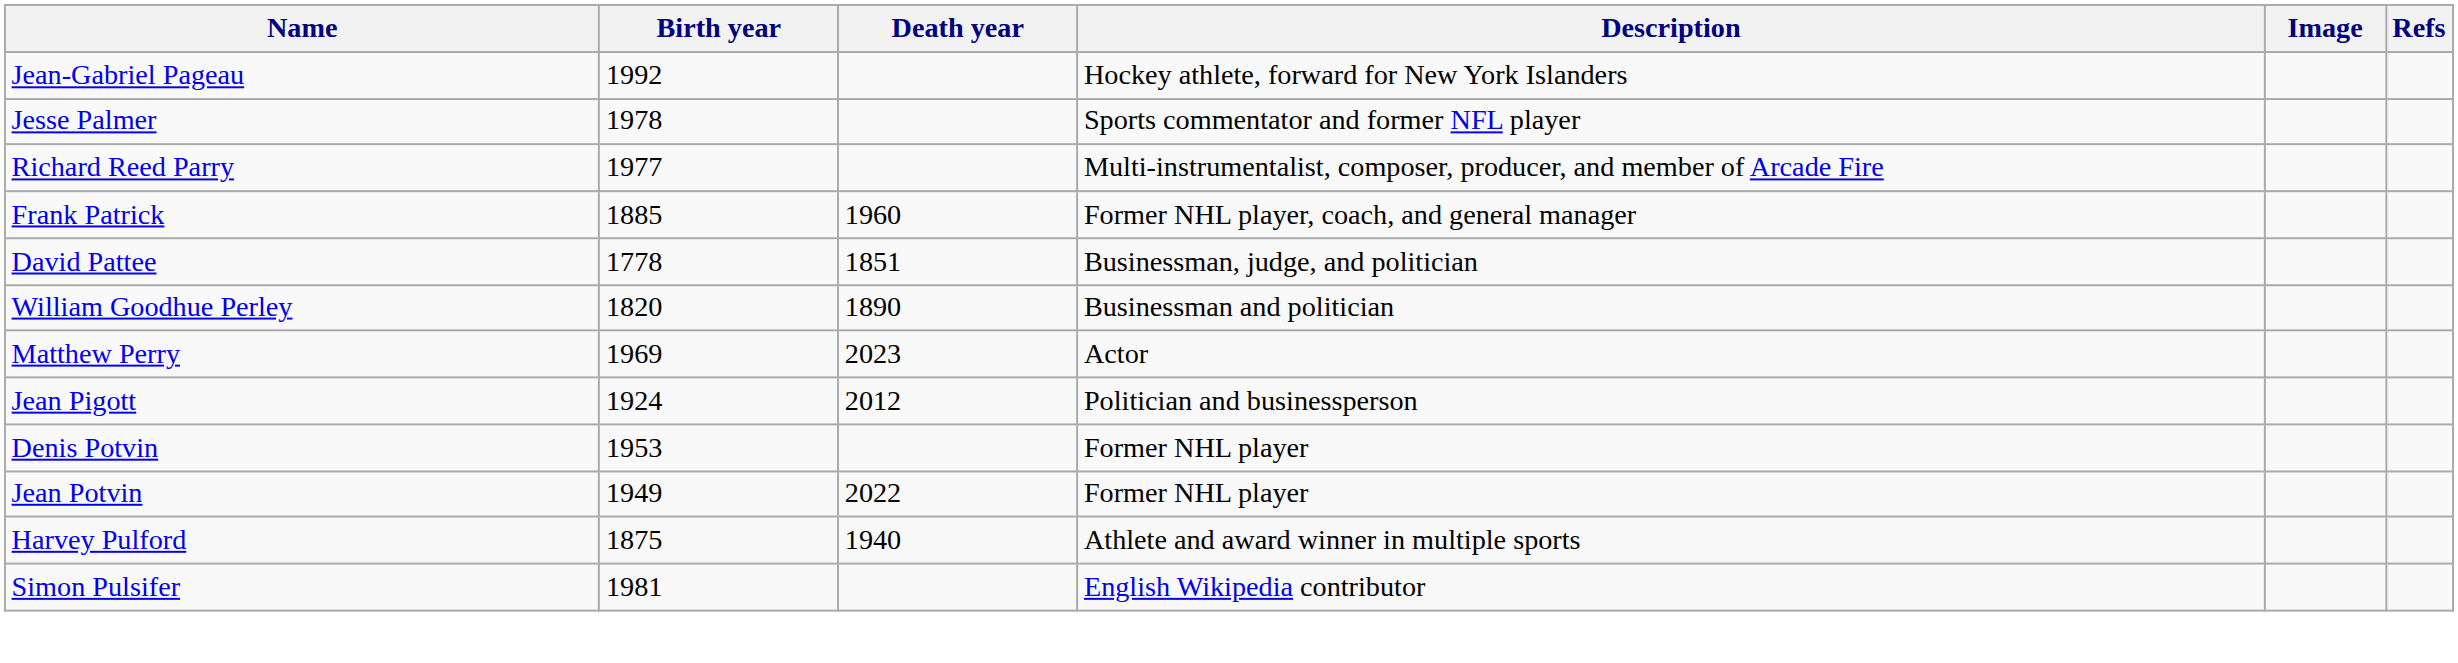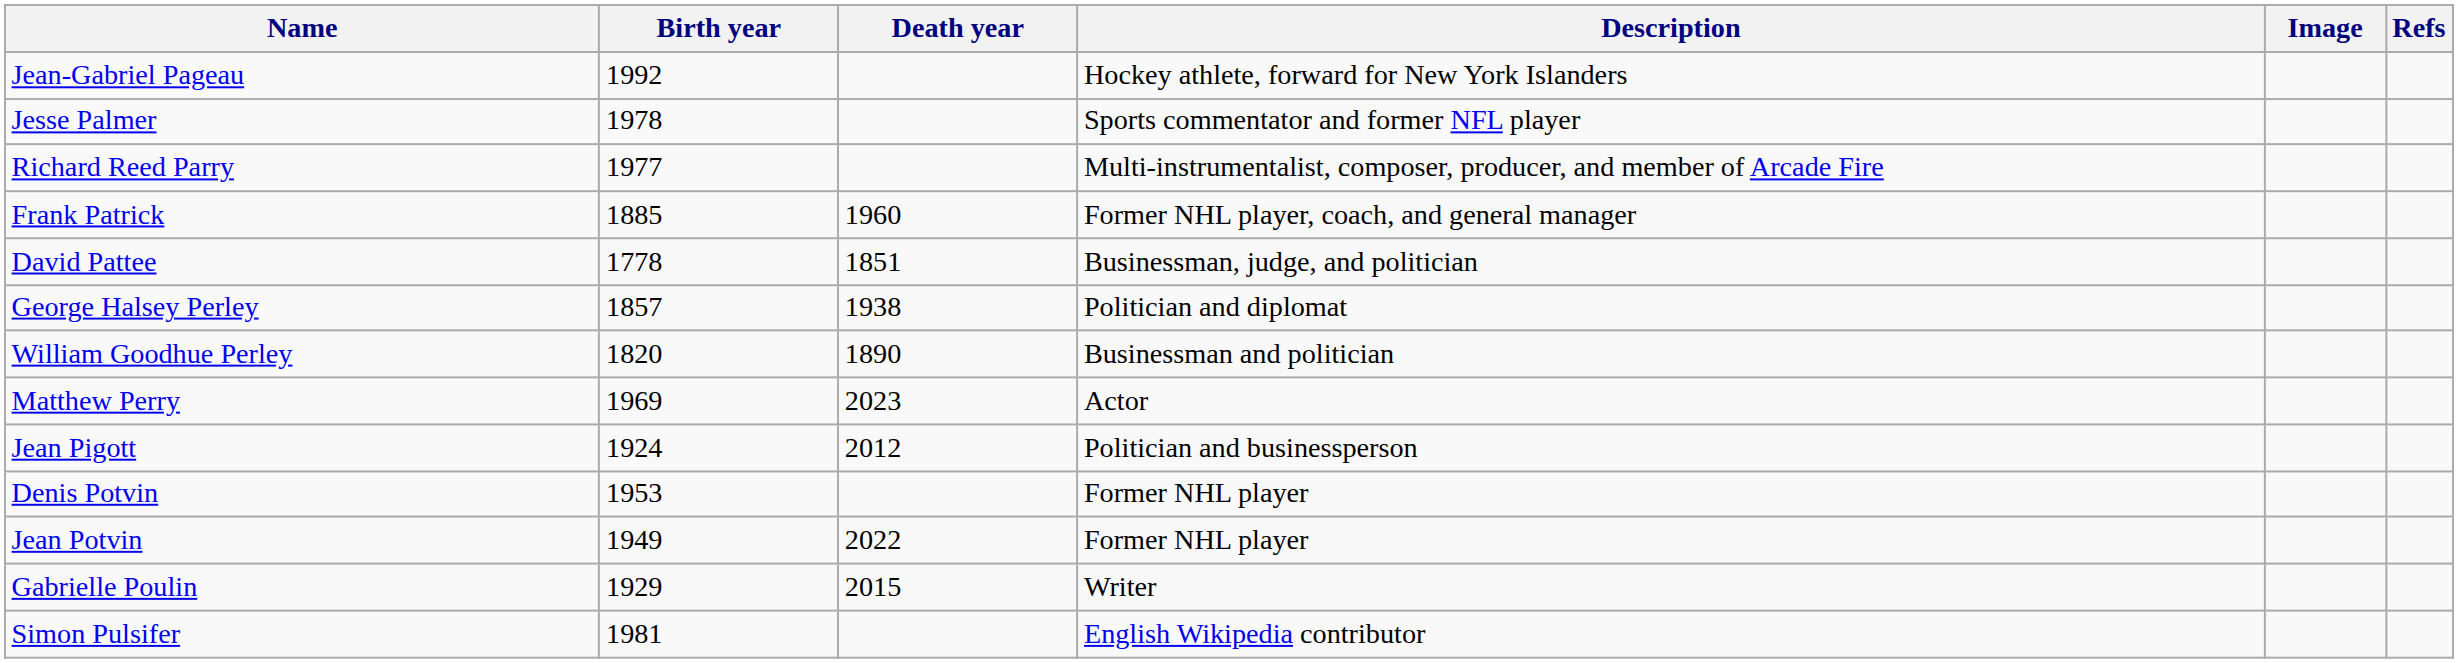+ row: (135, 307)
+ row: (104, 586)
- row: (99, 540)
